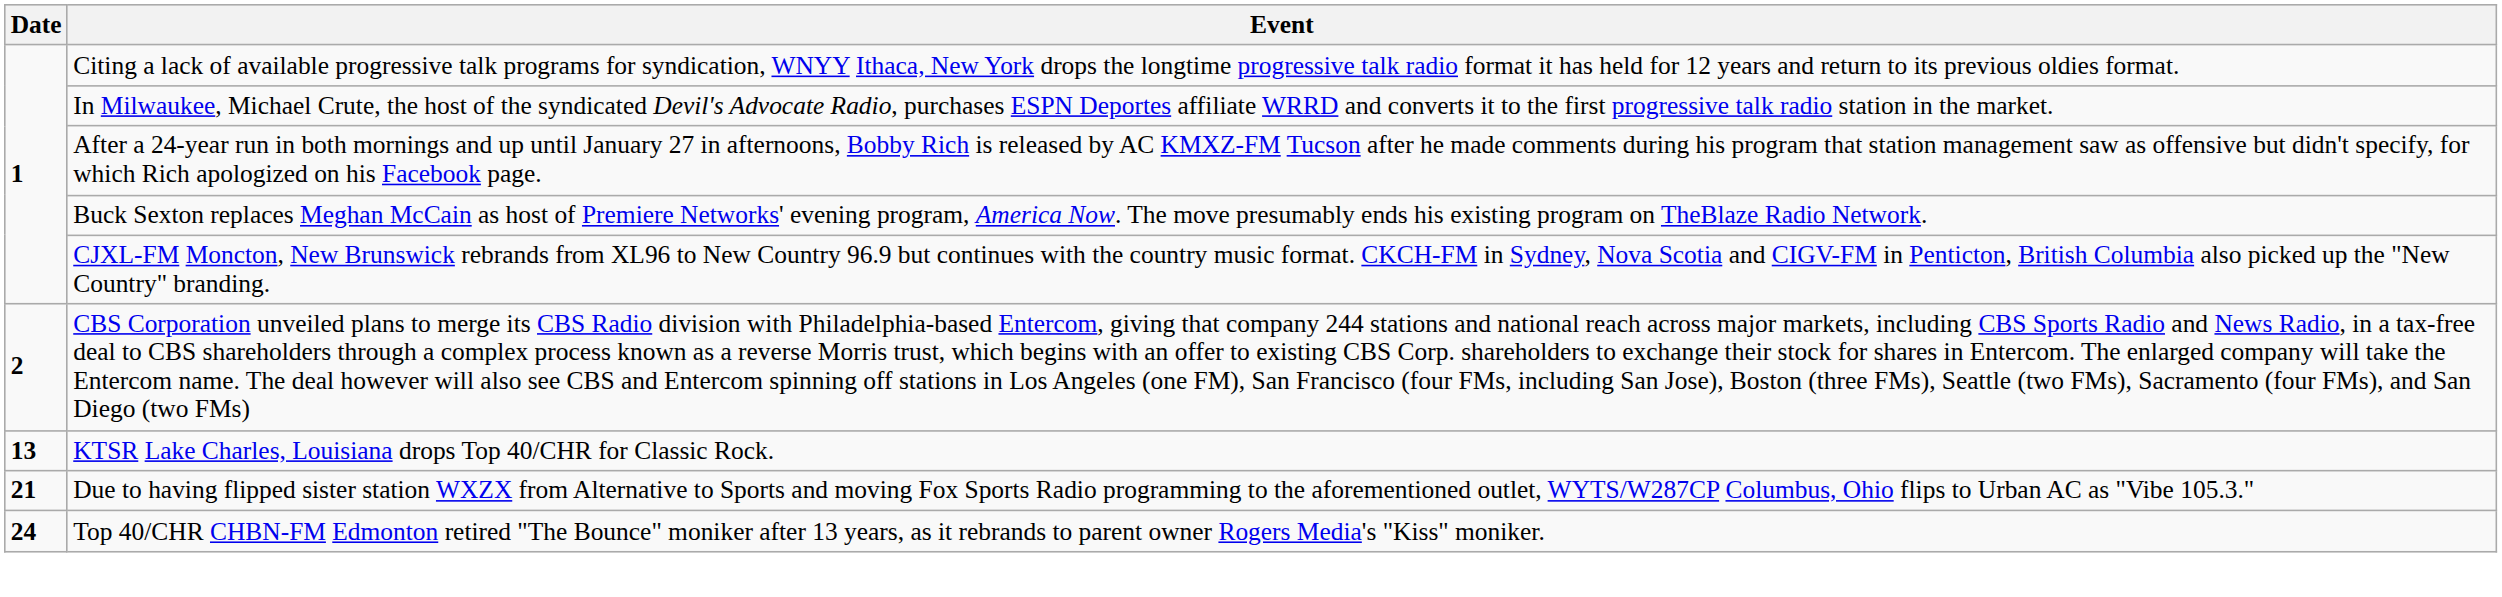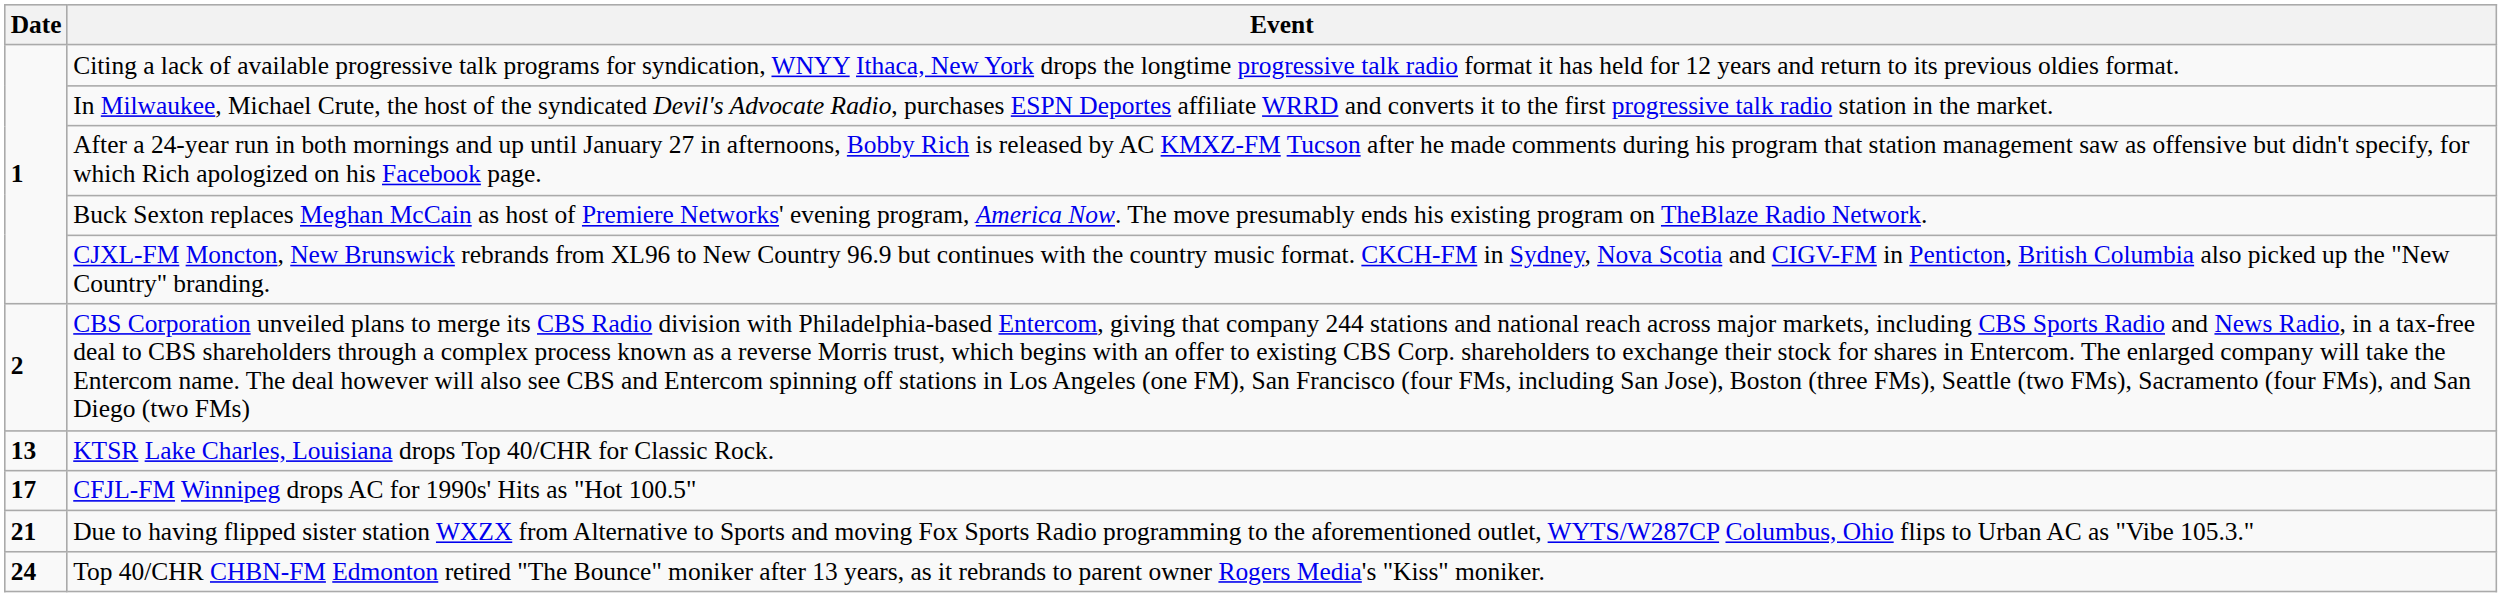+ row: (385, 490)
